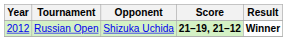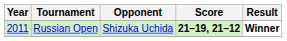(18, 29) 2012 -> (18, 29) 2011
